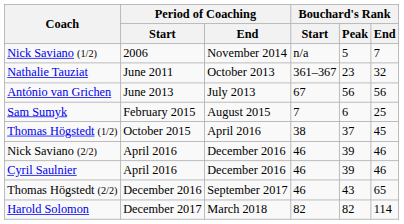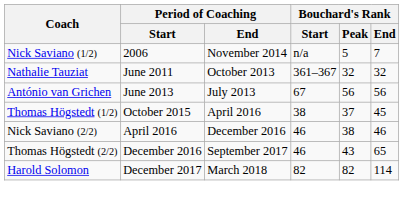(348, 72) 23 -> (348, 72) 32
- row: (37, 111)
(348, 151) 39 -> (348, 131) 38
- row: (42, 170)
